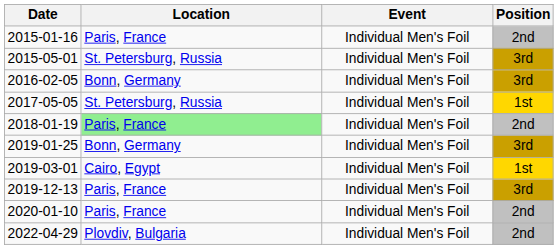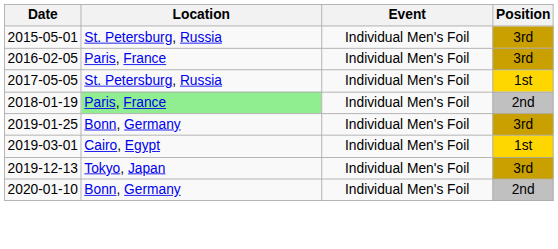- row: (43, 37)
(133, 80) Bonn, Germany -> (125, 59) Paris, France
(125, 189) Paris, France -> (125, 168) Tokyo, Japan
(125, 211) Paris, France -> (133, 189) Bonn, Germany
- row: (43, 233)
